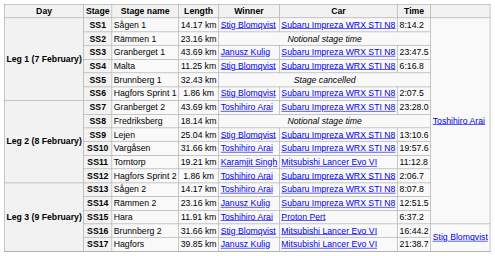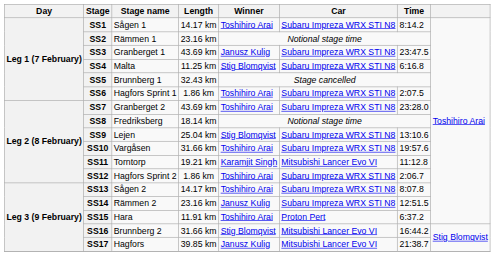(248, 24) Stig Blomqvist -> (247, 24) Toshihiro Arai
(248, 93) Stig Blomqvist -> (247, 93) Toshihiro Arai
